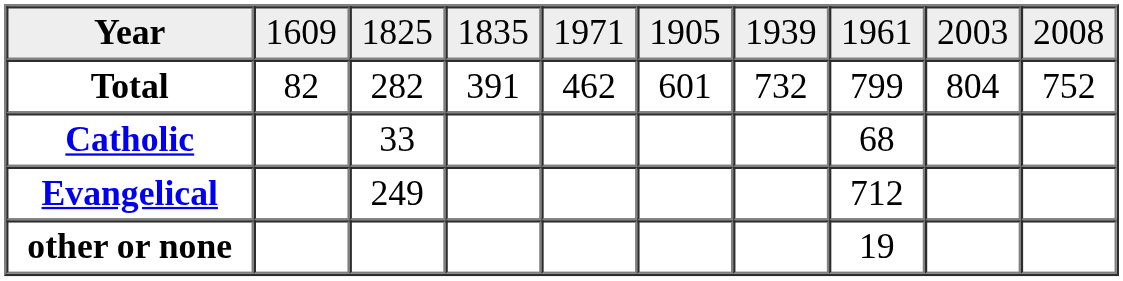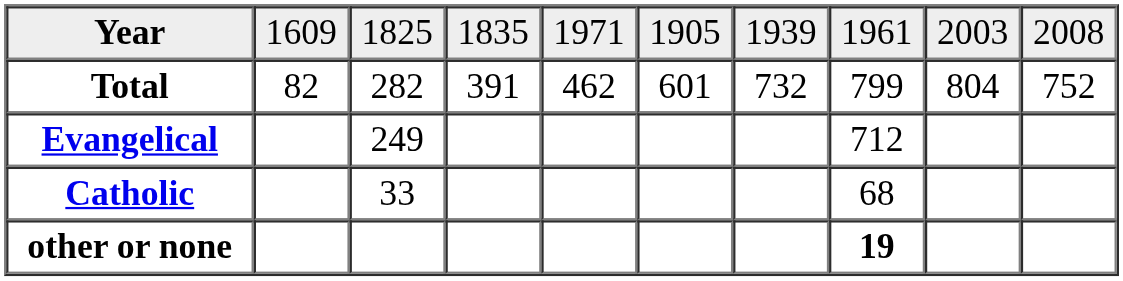rows swapped: (130, 139) <-> (130, 192)
(877, 246) normal -> (877, 246) bold
